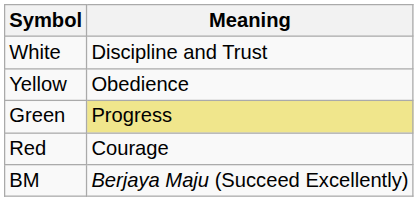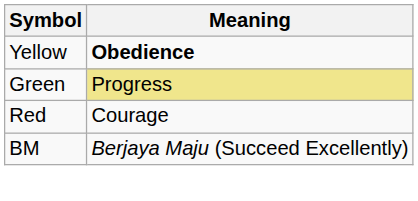- row: (35, 52)
(140, 84) normal -> (143, 52) bold
